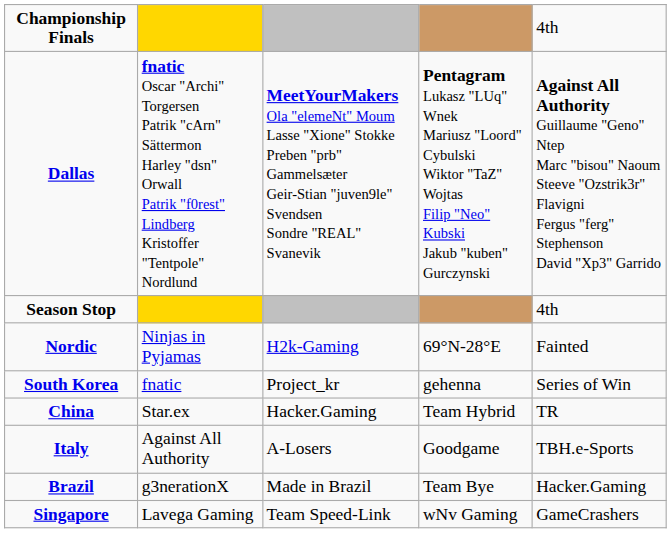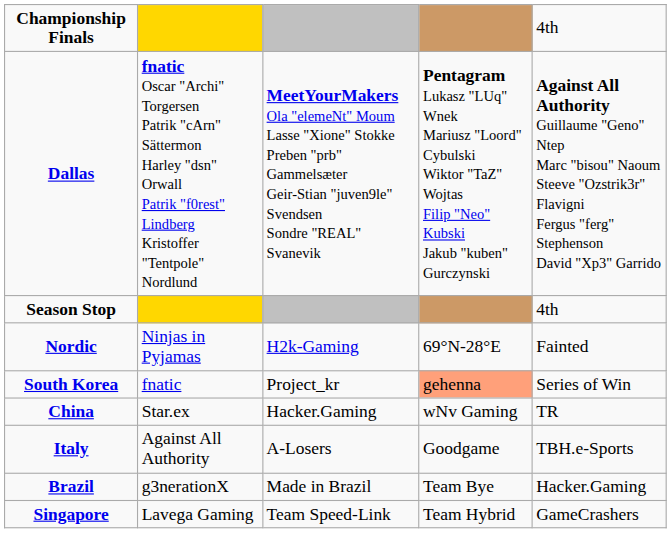(452, 384) no background -> (452, 384) lightsalmon background
(469, 411) Team Hybrid -> (470, 411) wNv Gaming
(470, 514) wNv Gaming -> (469, 514) Team Hybrid
